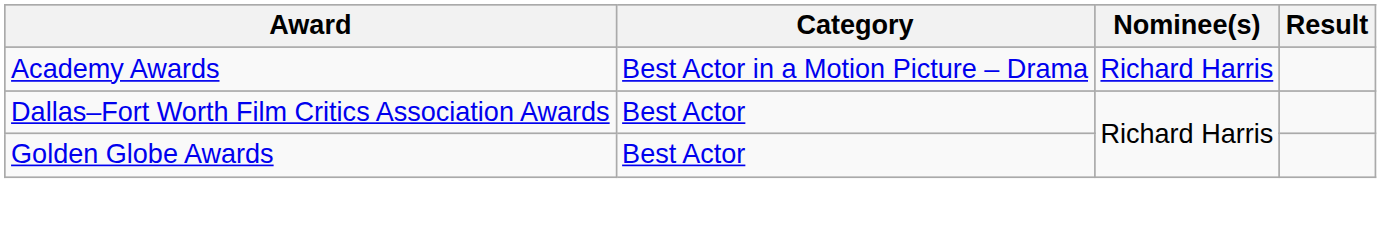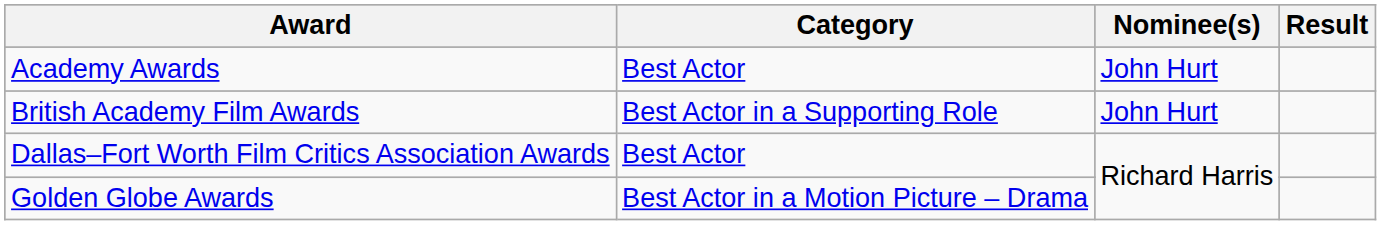(855, 68) Best Actor in a Motion Picture – Drama -> (684, 68) Best Actor
(1187, 68) Richard Harris -> (1159, 68) John Hurt
+ row: (185, 111)
(684, 154) Best Actor -> (855, 197) Best Actor in a Motion Picture – Drama
